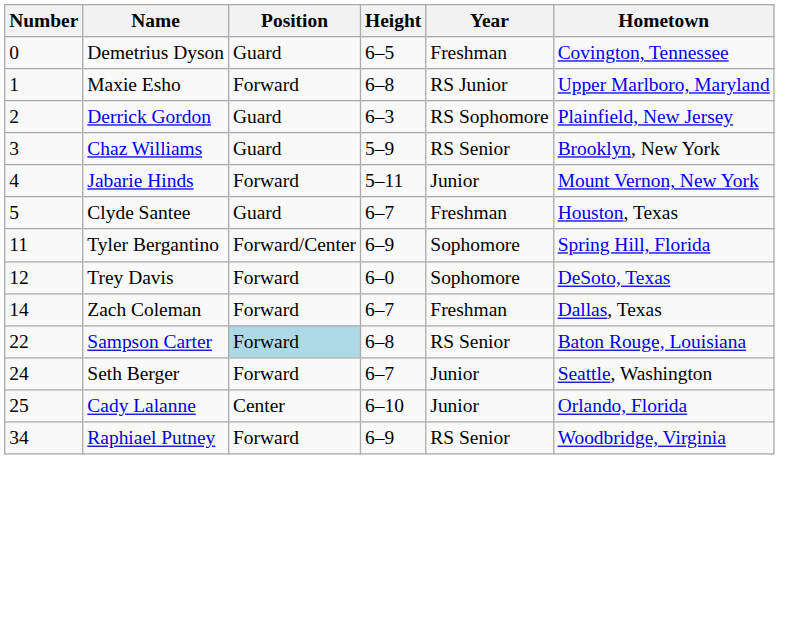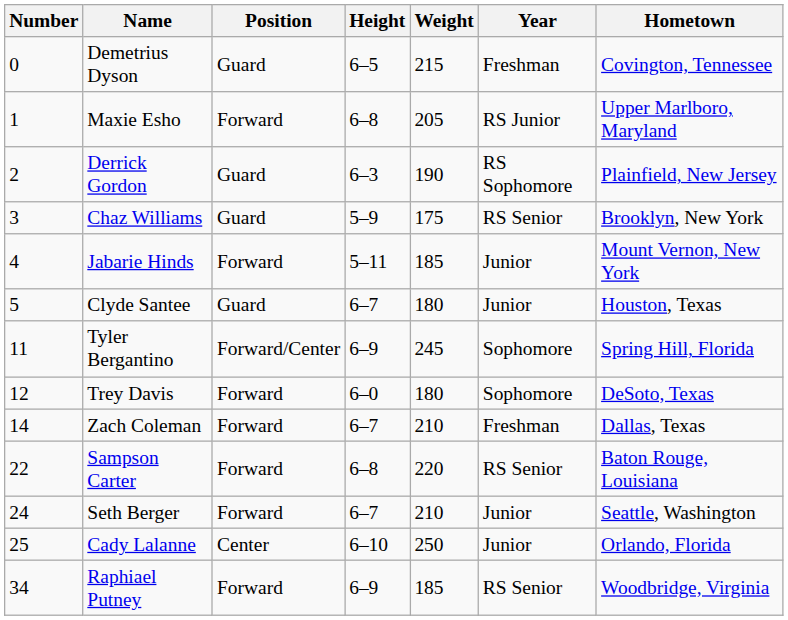+ column: (444, 20)
(469, 213) Freshman -> (507, 305) Junior
(266, 341) lightblue background -> (250, 468) no background
